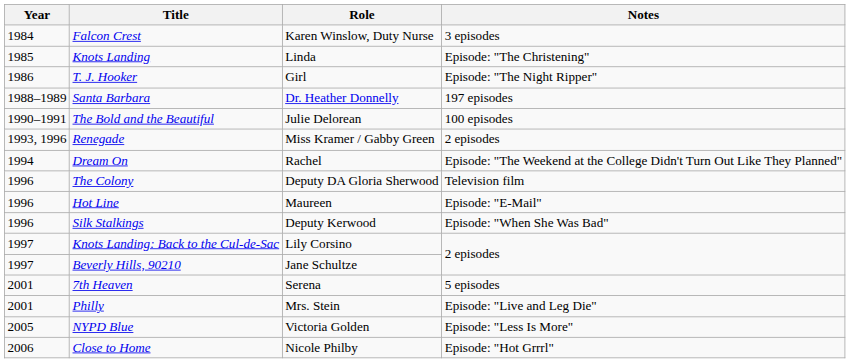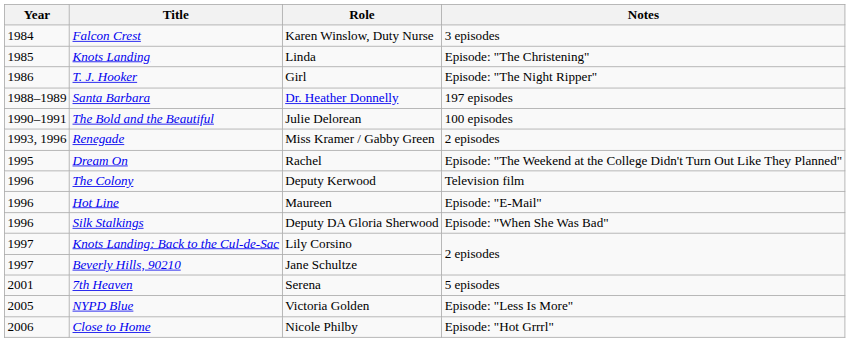(21, 160) 1994 -> (21, 160) 1995
(362, 181) Deputy DA Gloria Sherwood -> (331, 181) Deputy Kerwood
(331, 222) Deputy Kerwood -> (362, 222) Deputy DA Gloria Sherwood
- row: (88, 306)
